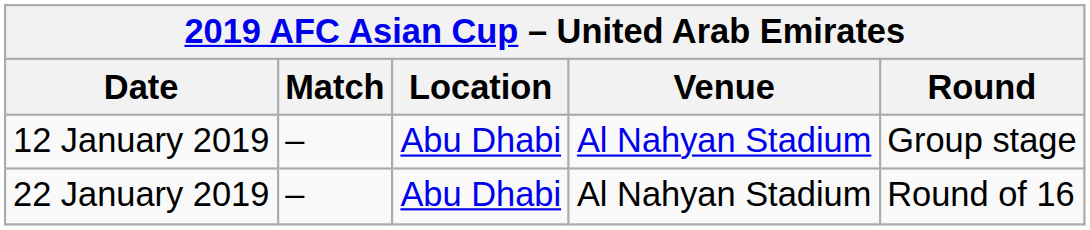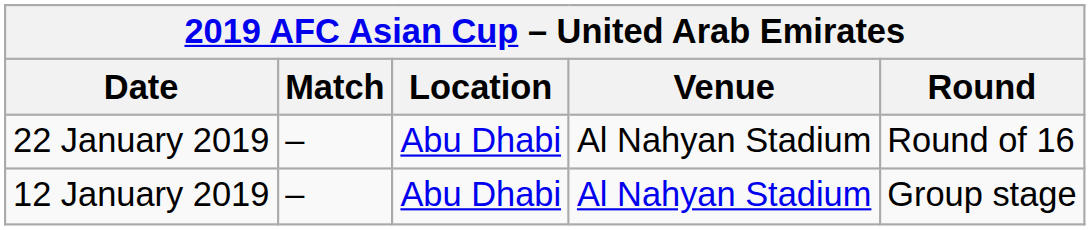rows swapped: (141, 140) <-> (141, 195)
